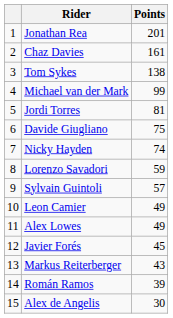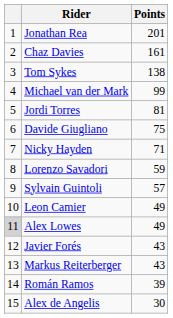(159, 149) 74 -> (159, 149) 71
(13, 226) no background -> (13, 226) lightgrey background
(159, 245) 45 -> (159, 245) 43
